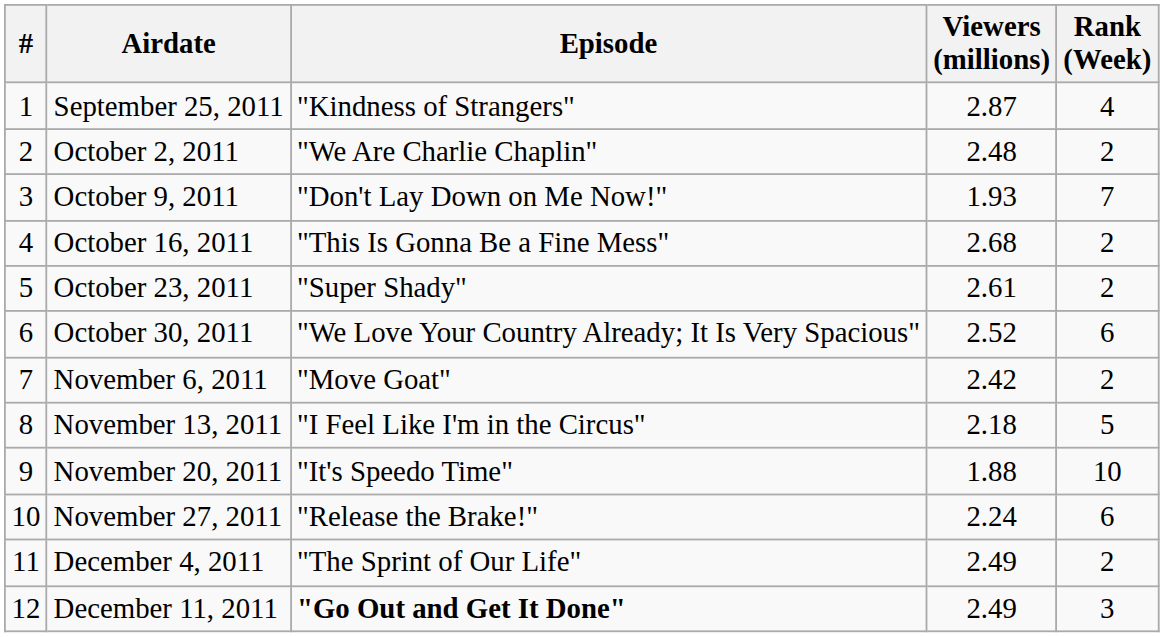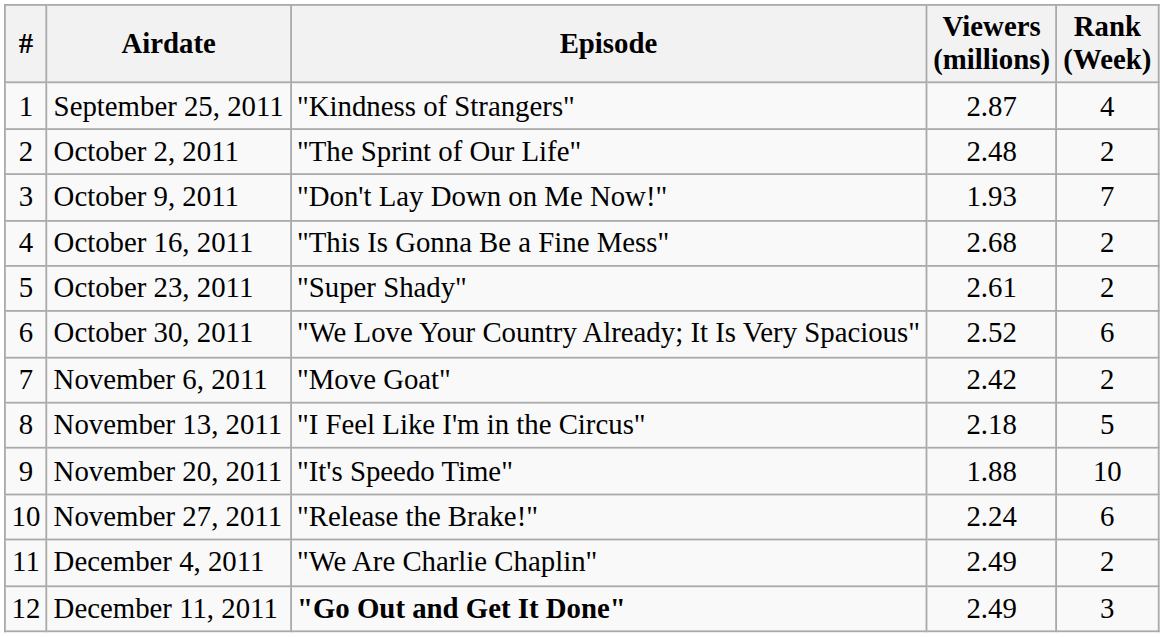(447, 151) "We Are Charlie Chaplin" -> (439, 151) "The Sprint of Our Life"
(439, 562) "The Sprint of Our Life" -> (447, 562) "We Are Charlie Chaplin"
